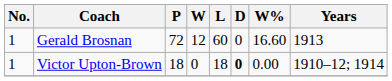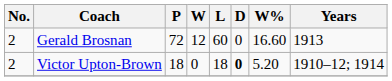(12, 40) 1 -> (12, 40) 2
(12, 64) 1 -> (12, 64) 2
(266, 64) 0.00 -> (266, 64) 5.20
